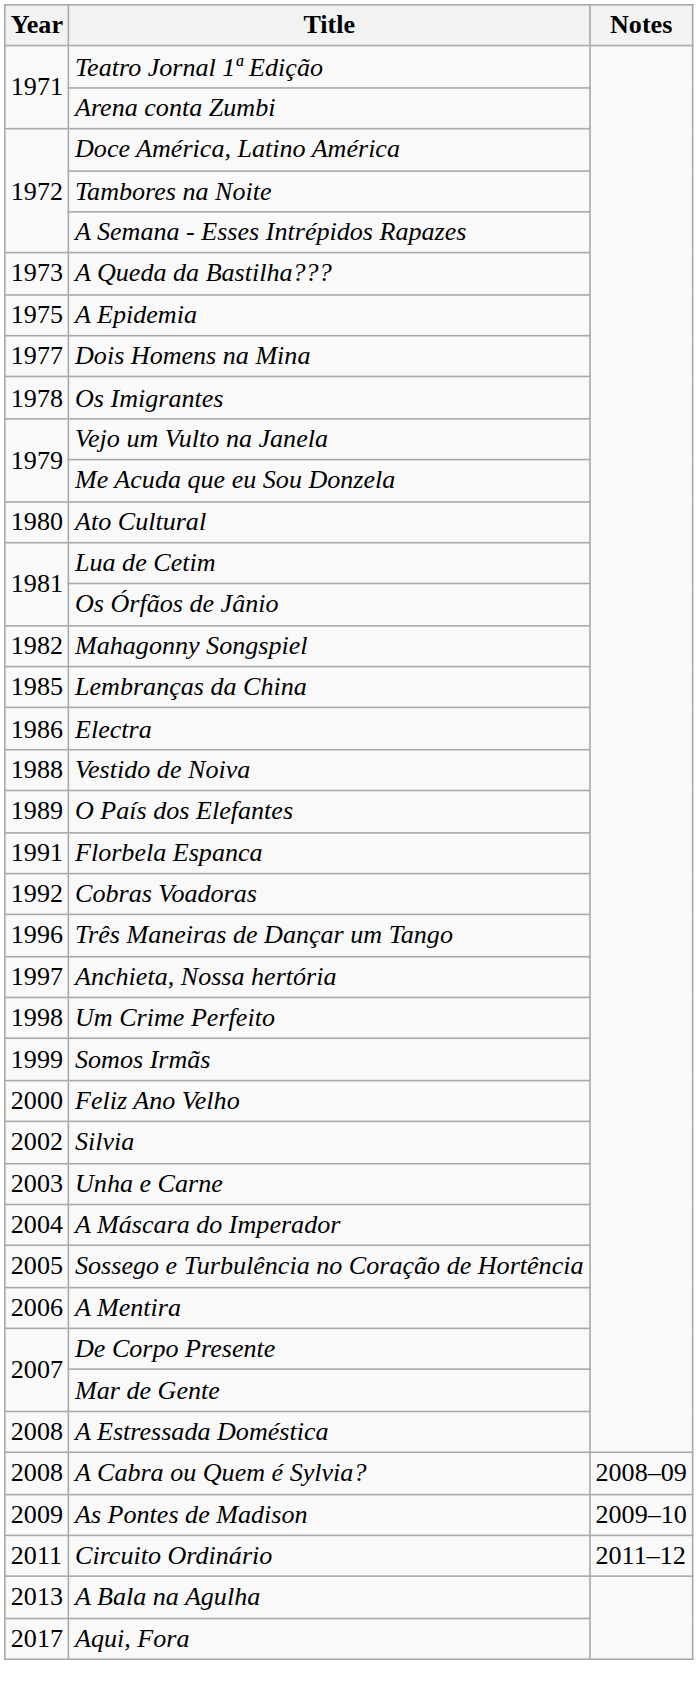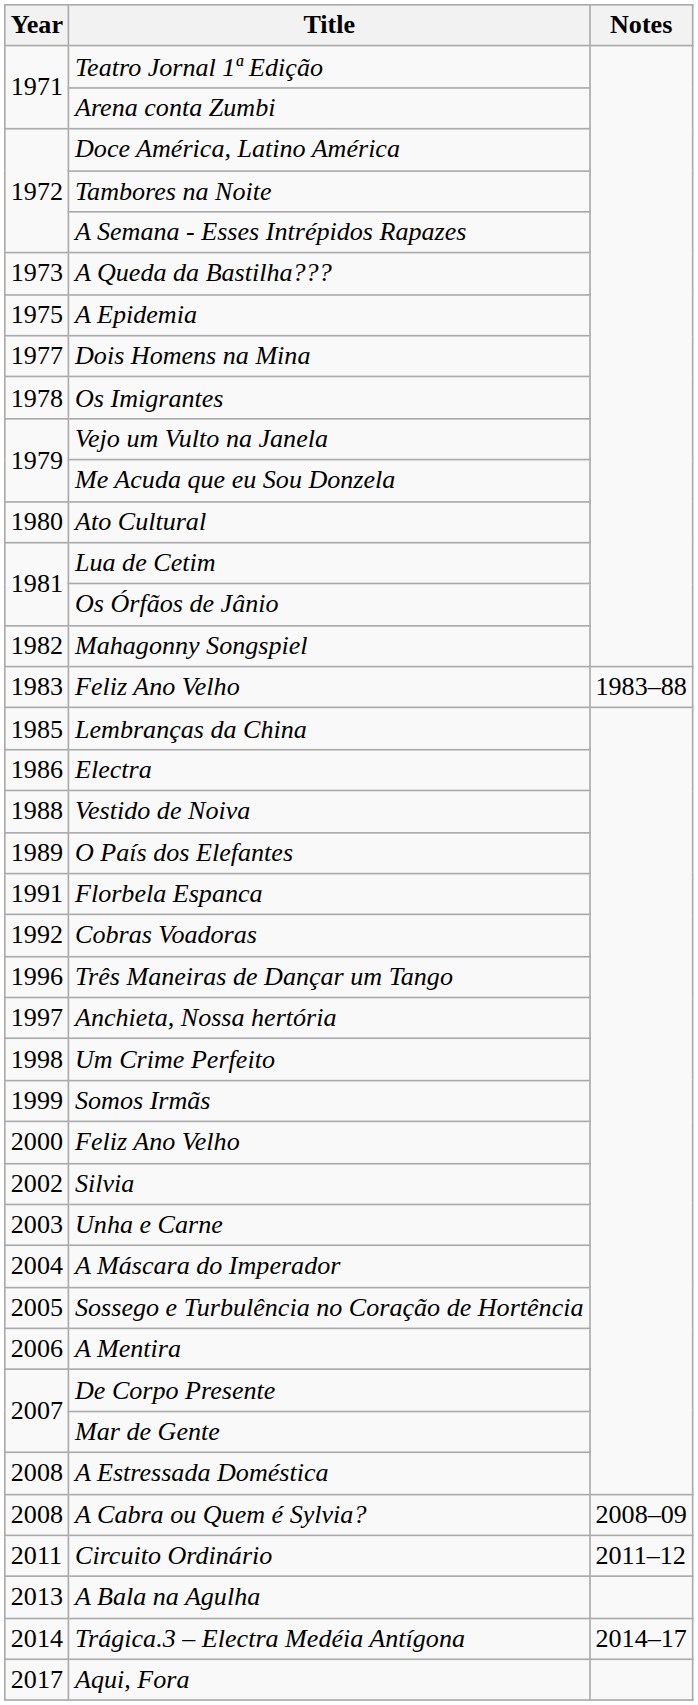+ row: (37, 686)
- row: (37, 1514)
+ row: (37, 1638)
